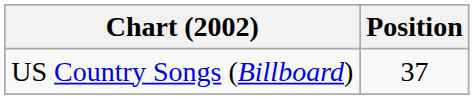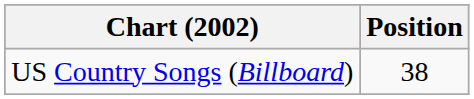(414, 71) 37 -> (414, 71) 38
